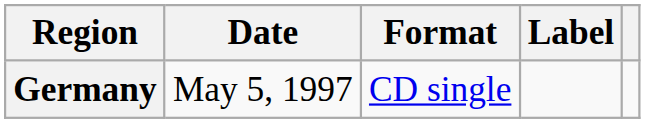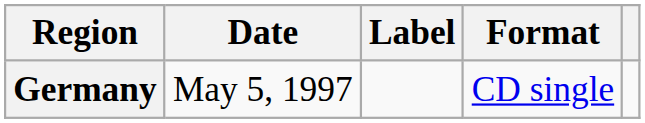columns swapped: (440, 32) <-> (571, 32)
